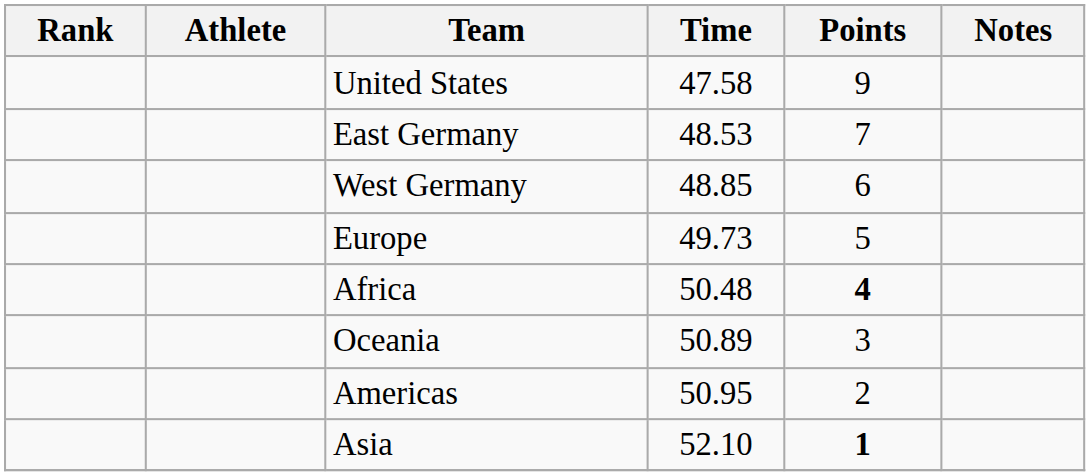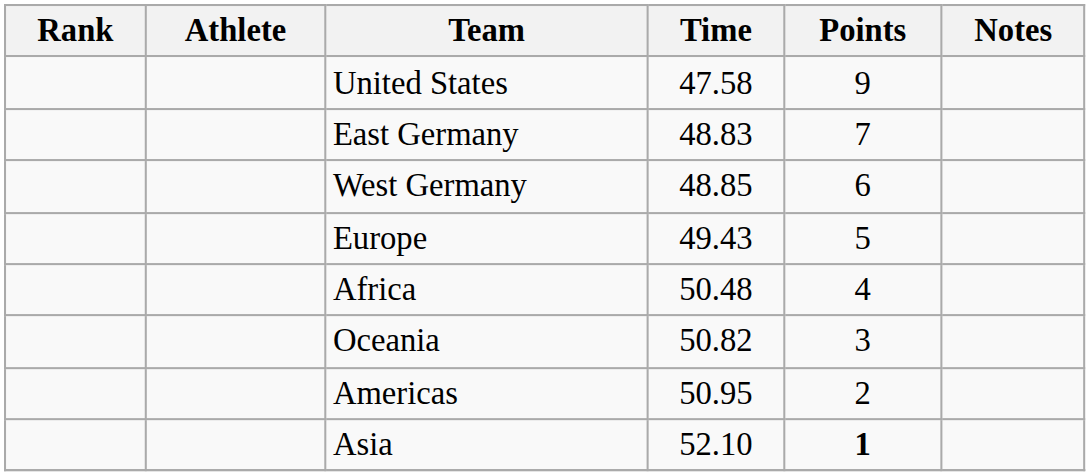(716, 133) 48.53 -> (716, 133) 48.83
(716, 237) 49.73 -> (716, 237) 49.43
(863, 289) bold -> (863, 289) normal
(716, 340) 50.89 -> (716, 340) 50.82
